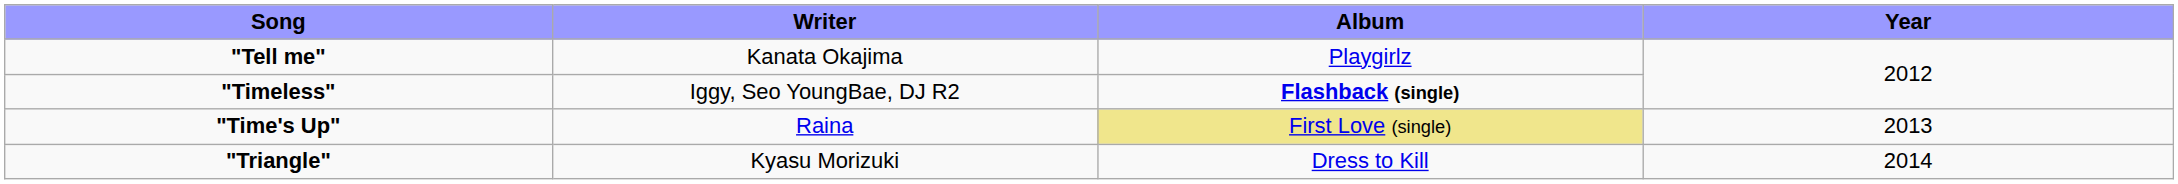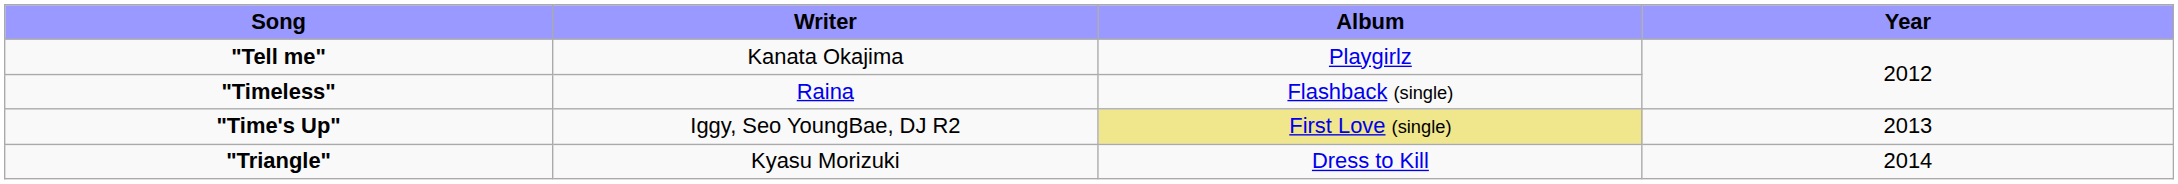(825, 91) Iggy, Seo YoungBae, DJ R2 -> (825, 91) Raina
(1370, 91) bold -> (1370, 91) normal
(825, 126) Raina -> (825, 126) Iggy, Seo YoungBae, DJ R2
